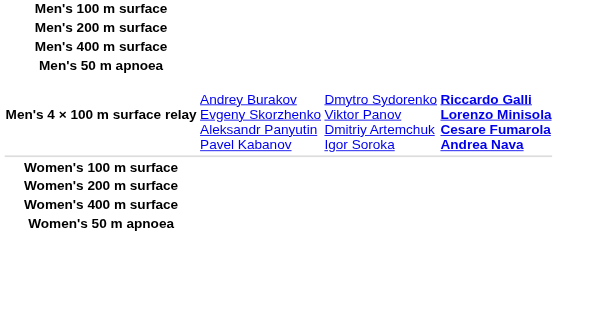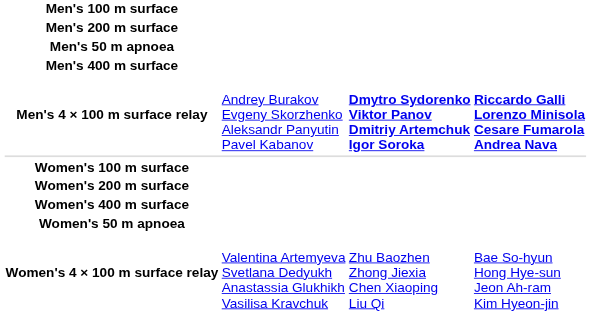rows swapped: (101, 46) <-> (101, 65)
(381, 122) normal -> (410, 122) bold
+ row: (112, 272)
